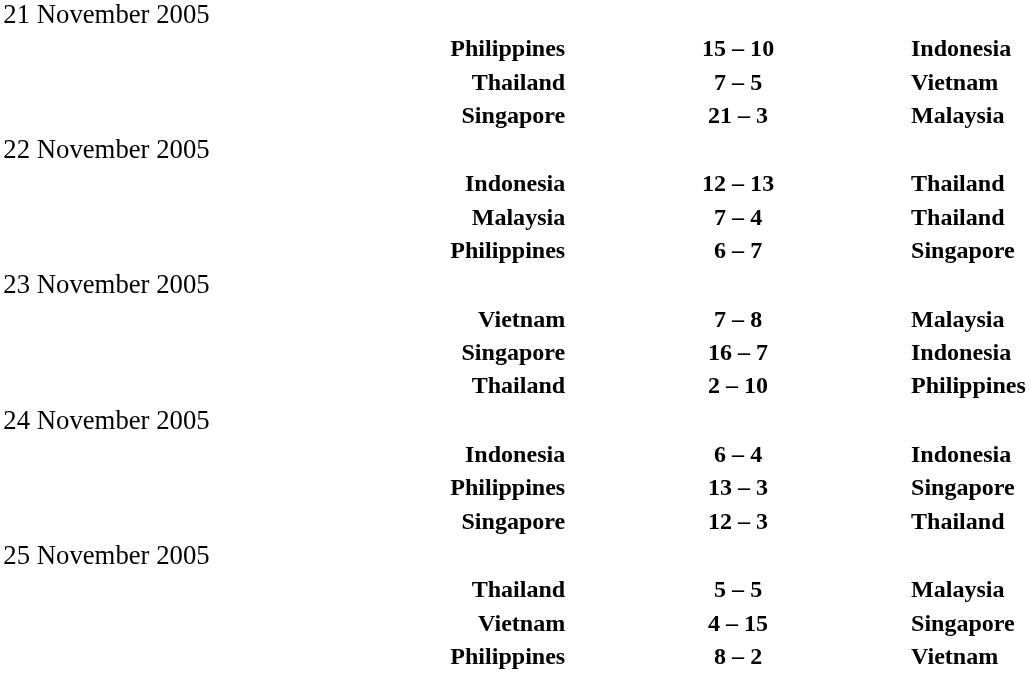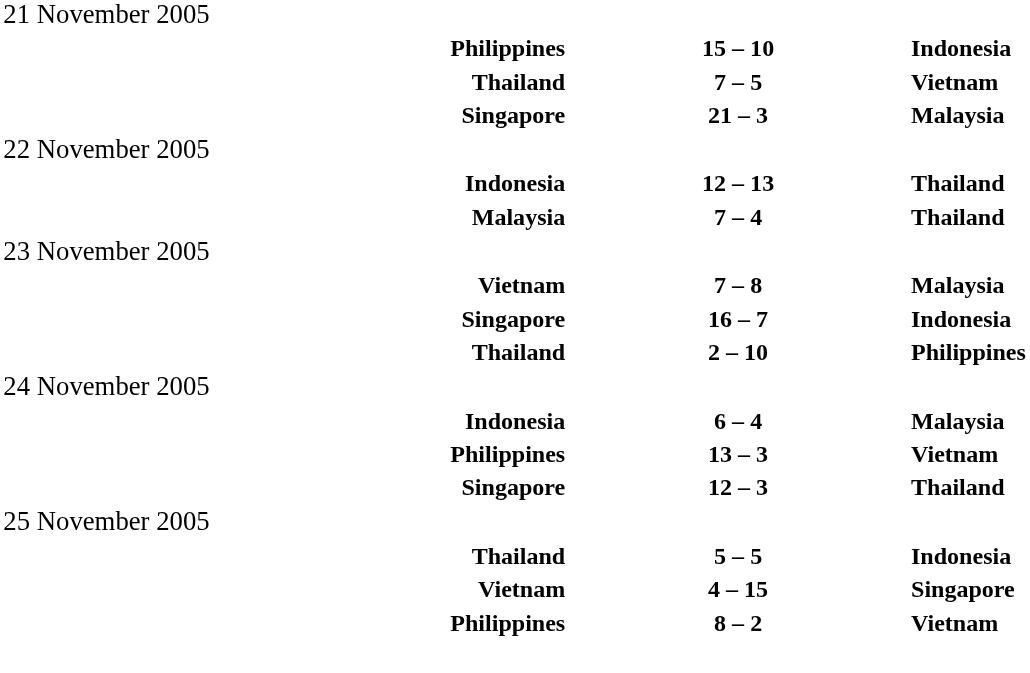- row: (508, 250)
(961, 454) Indonesia -> (958, 420) Malaysia
(963, 487) Singapore -> (955, 454) Vietnam
(958, 589) Malaysia -> (961, 555) Indonesia
